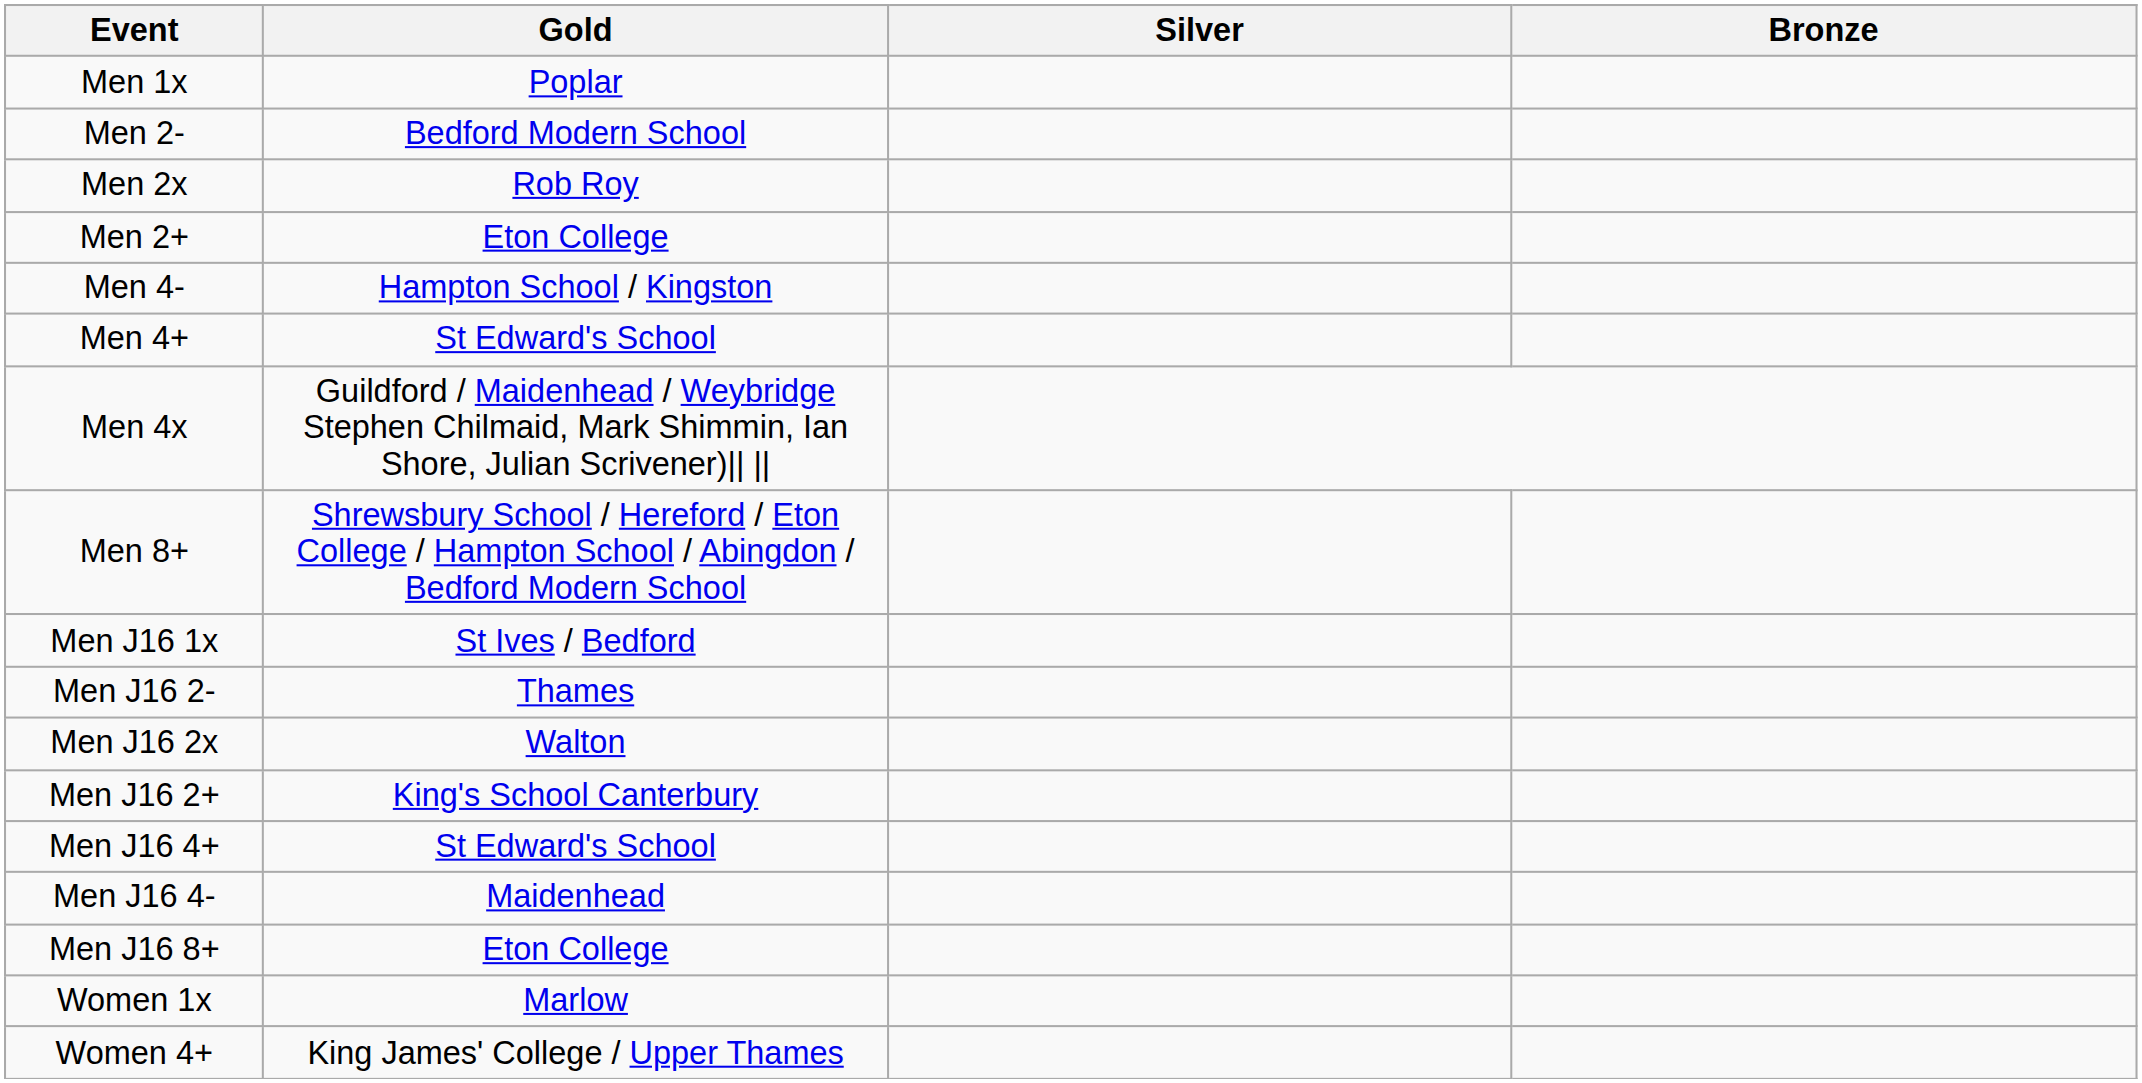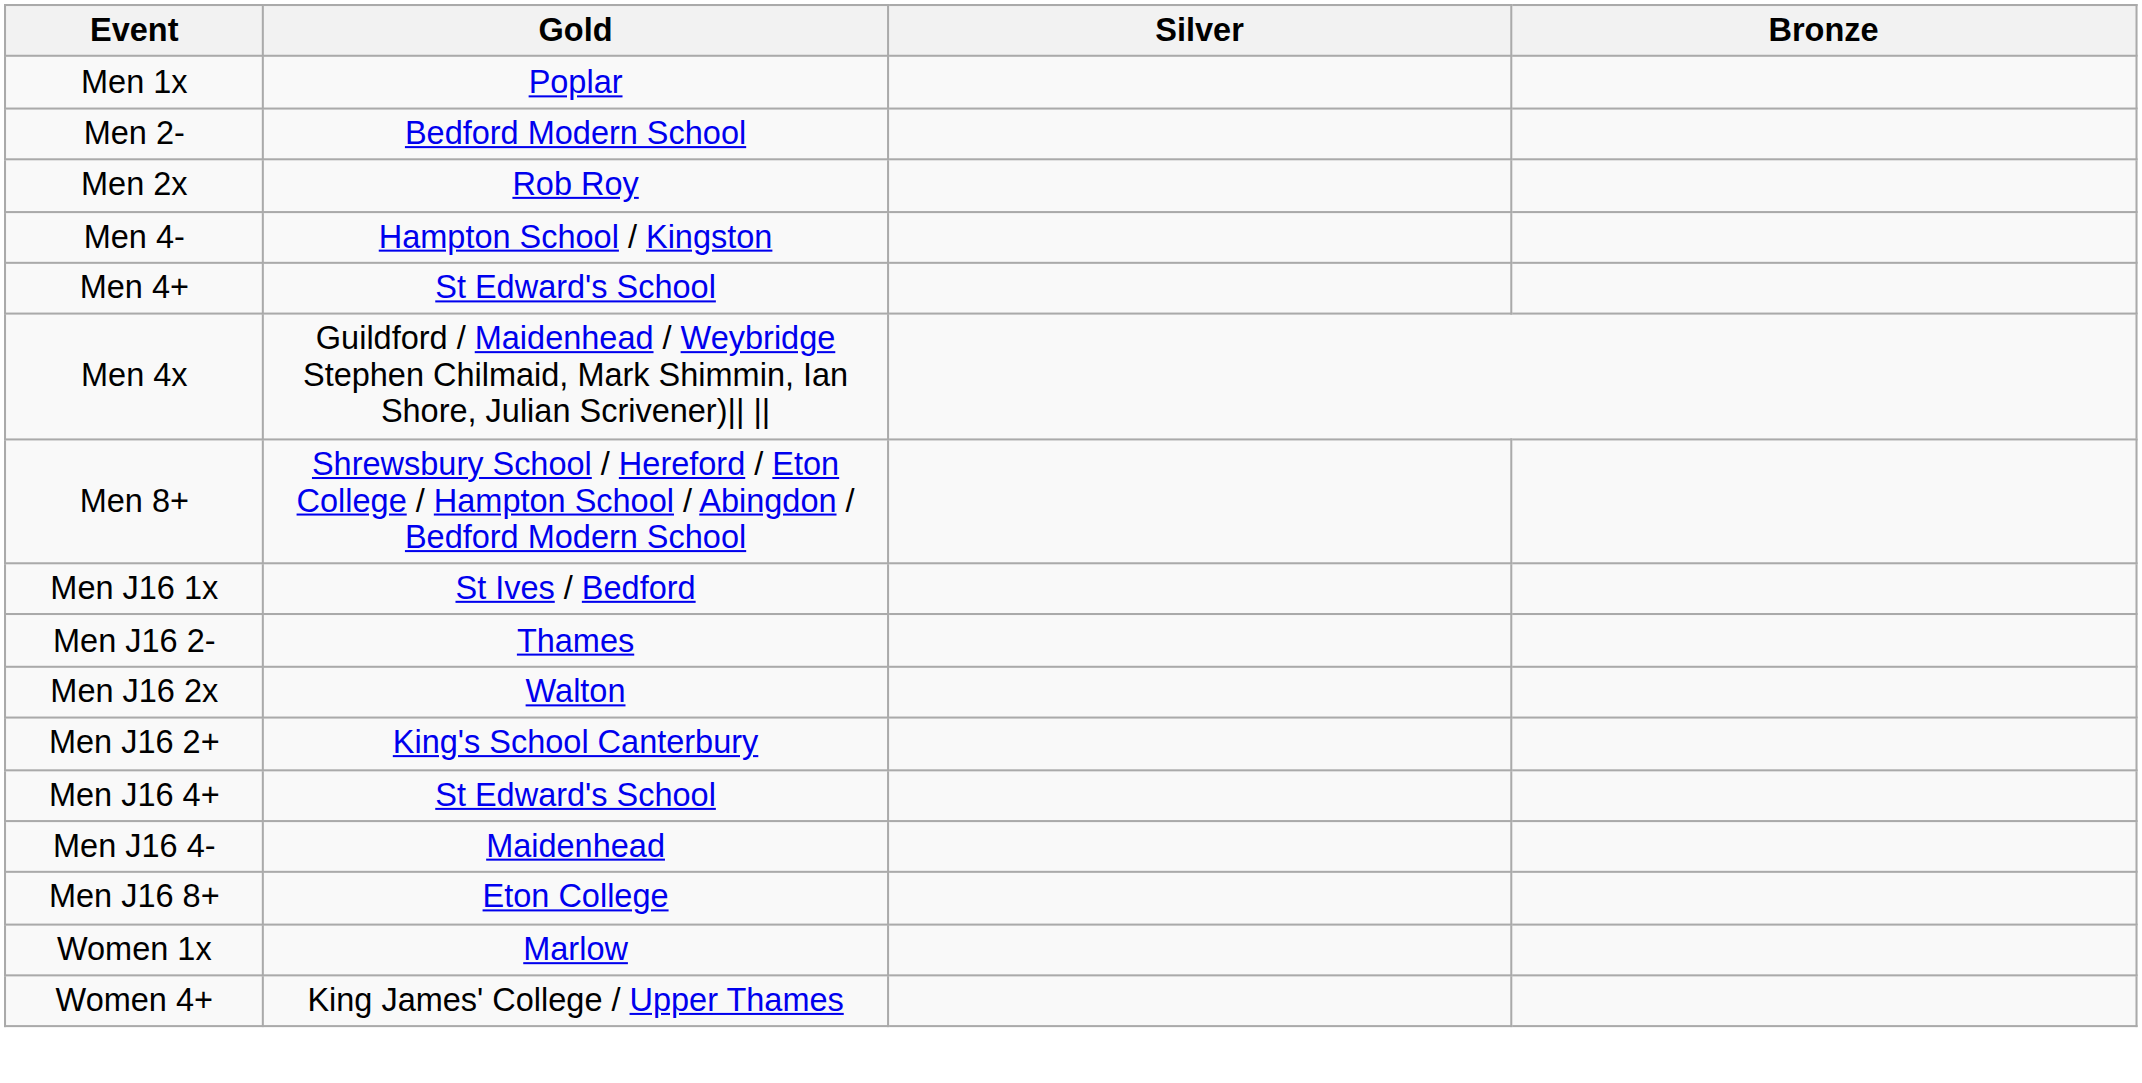- row: (134, 236)
